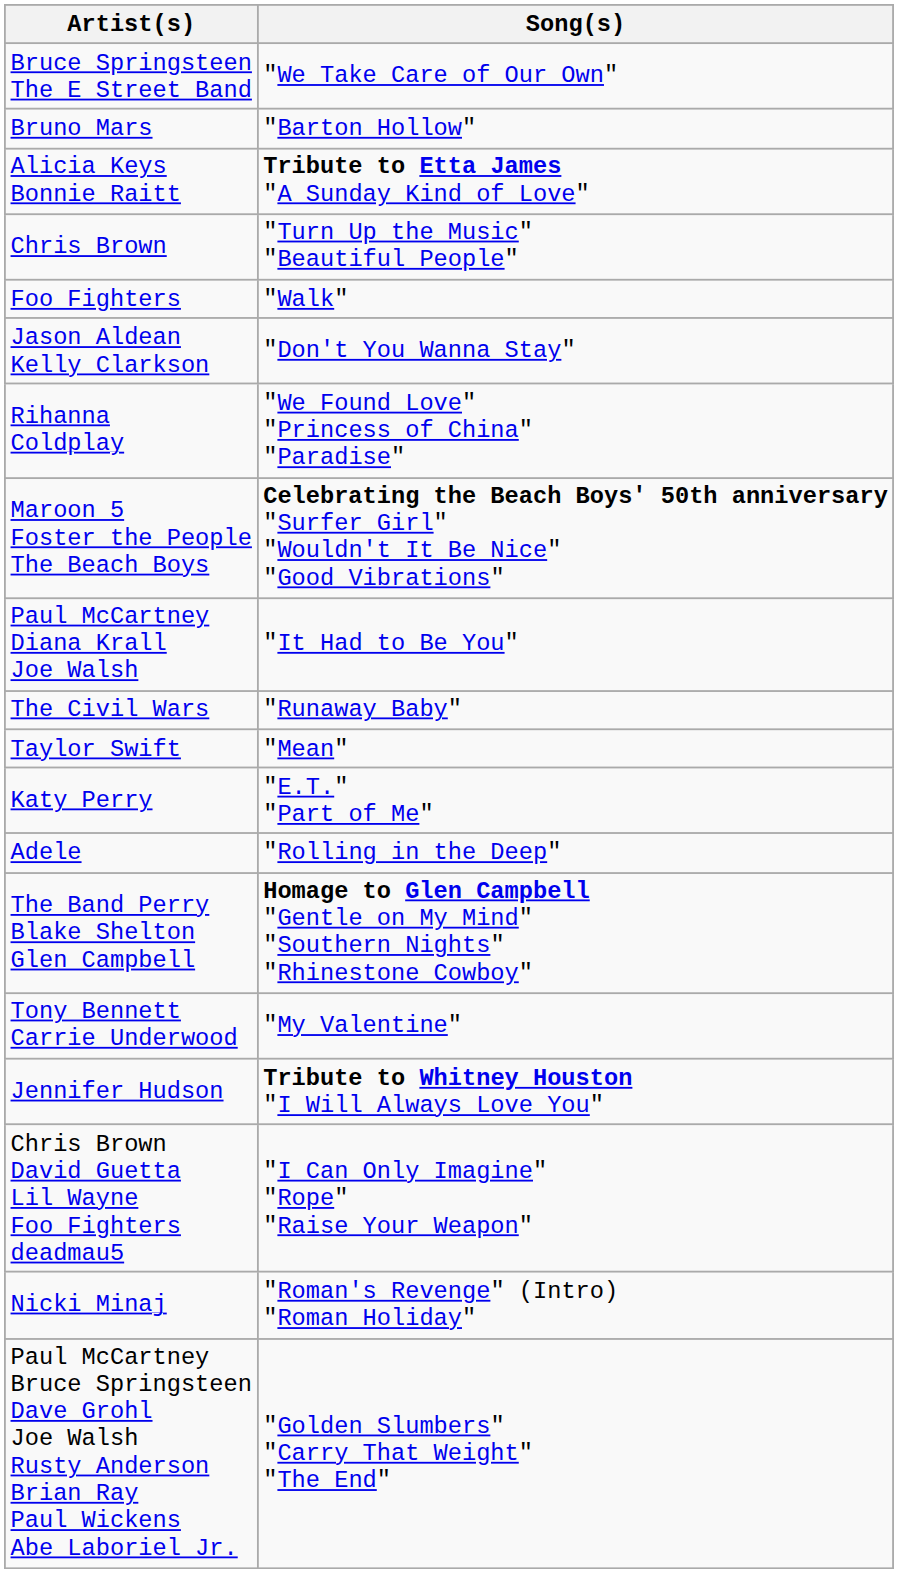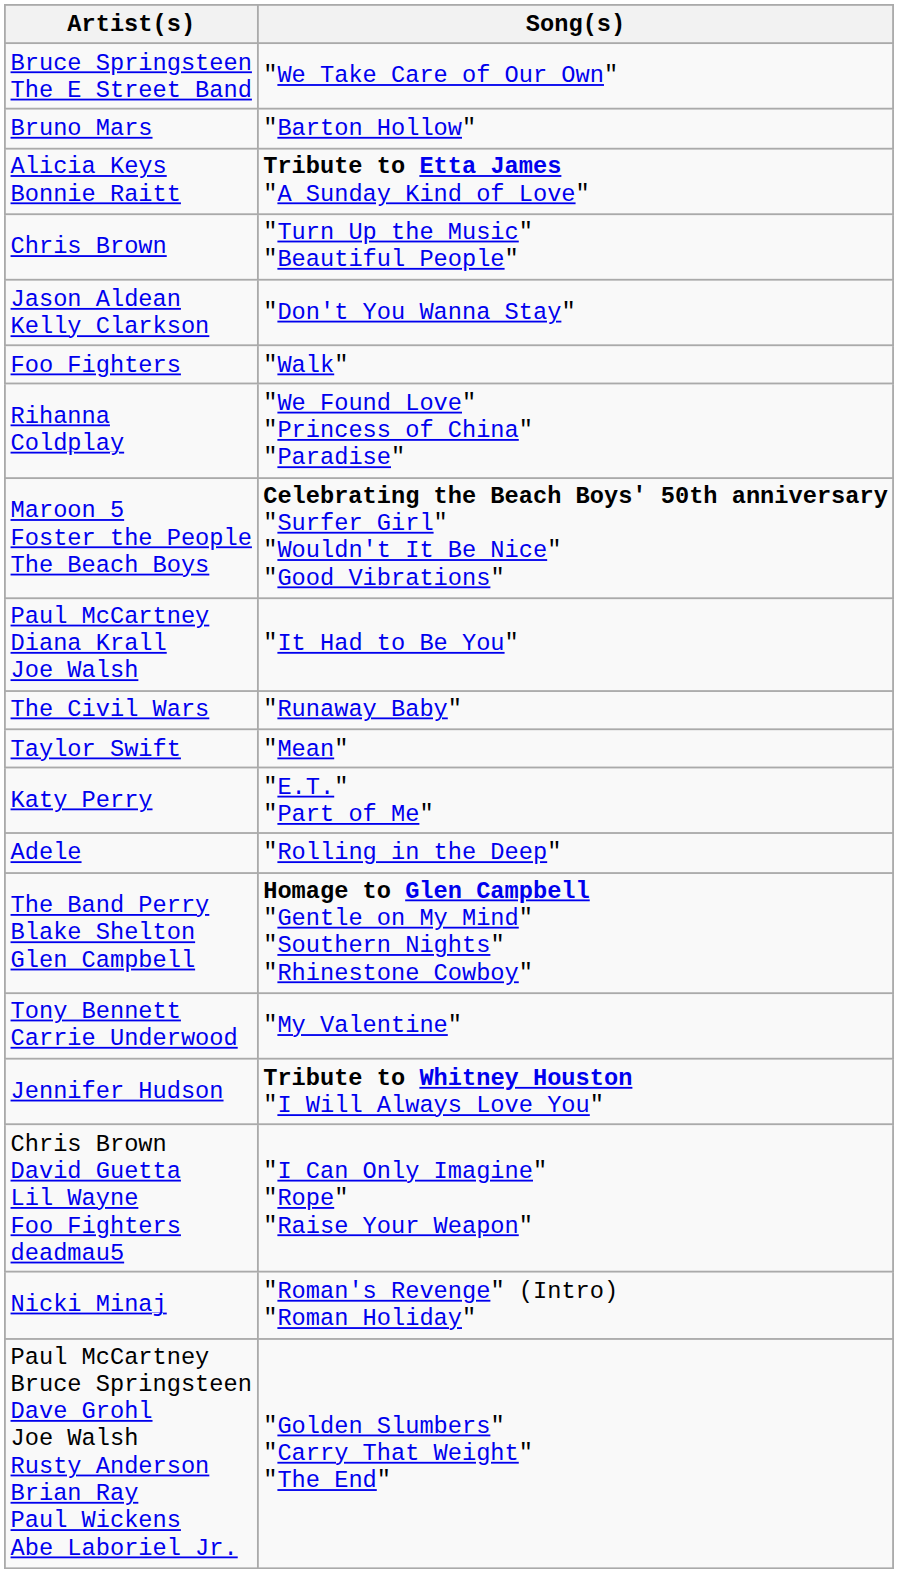rows swapped: (110, 351) <-> (96, 299)
